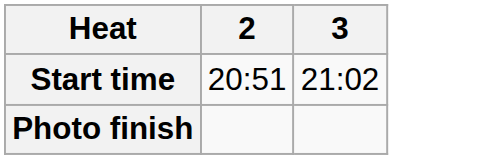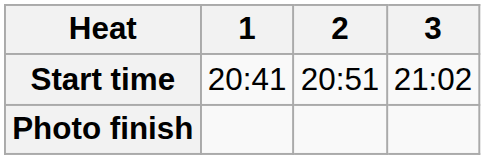+ column: (247, 29)
